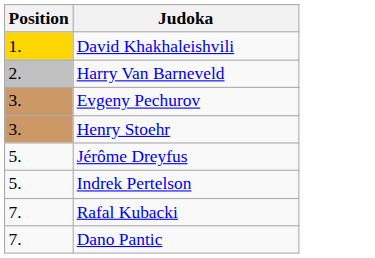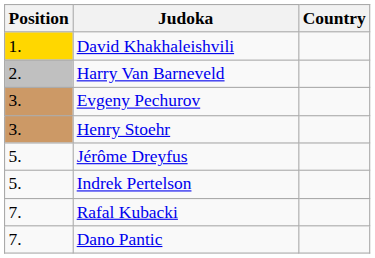+ column: (334, 18)
